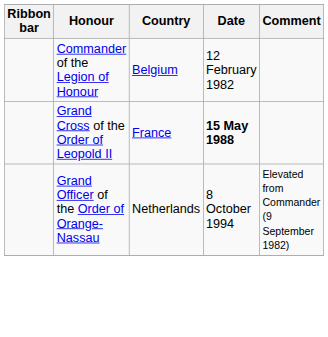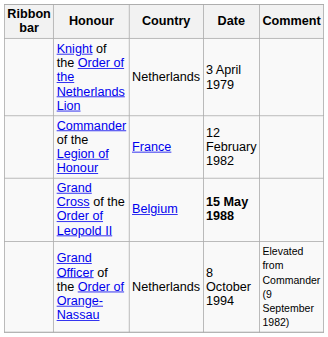+ row: (91, 77)
(155, 70) Belgium -> (152, 147) France
(152, 132) France -> (155, 209) Belgium
